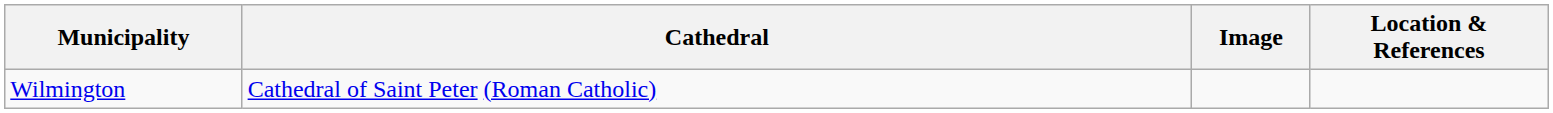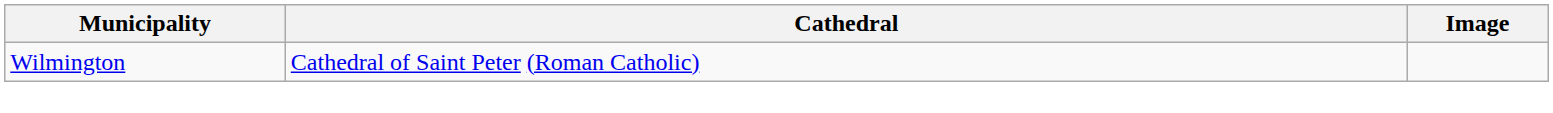- column: (1429, 37)
